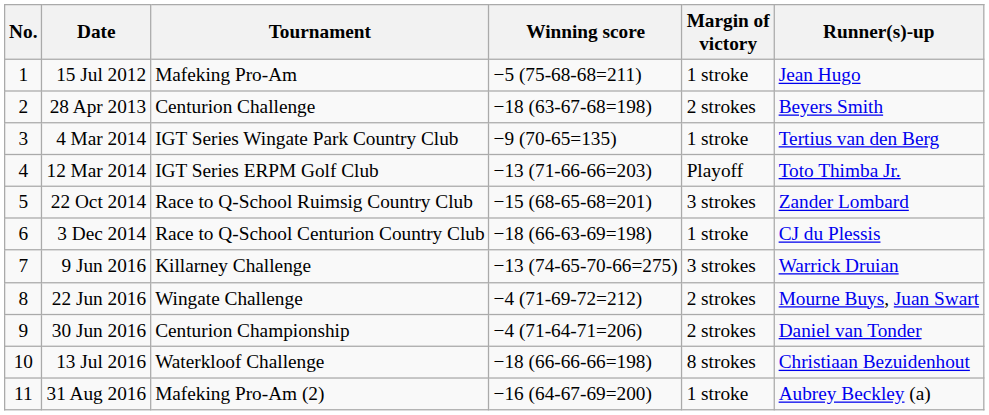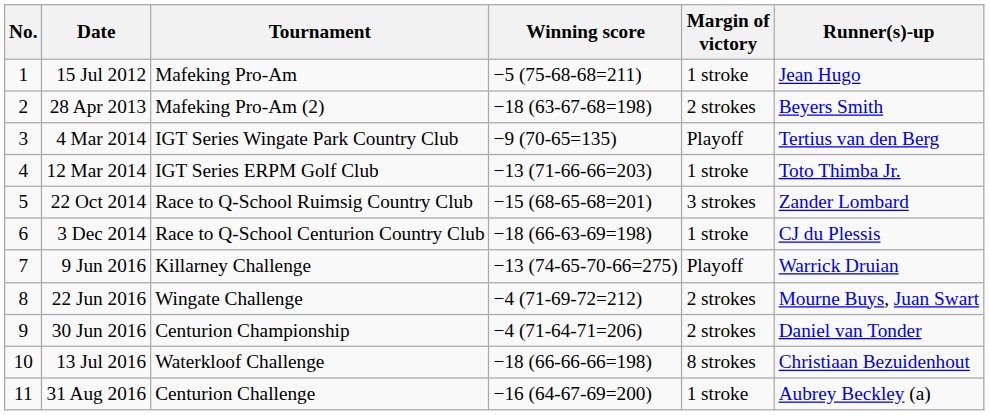(235, 107) Centurion Challenge -> (240, 107) Mafeking Pro-Am (2)
(717, 138) 1 stroke -> (715, 138) Playoff
(715, 170) Playoff -> (717, 170) 1 stroke
(721, 266) 3 strokes -> (715, 266) Playoff
(240, 393) Mafeking Pro-Am (2) -> (235, 393) Centurion Challenge
